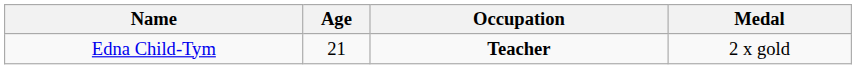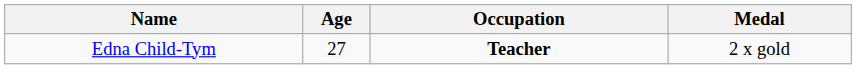(336, 48) 21 -> (336, 48) 27
